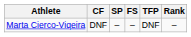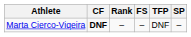columns swapped: (117, 12) <-> (174, 12)
(98, 25) normal -> (98, 25) bold
